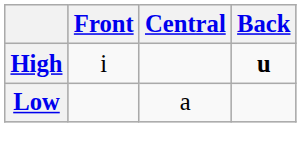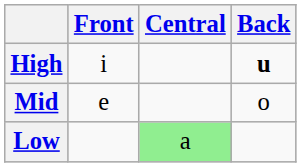+ row: (36, 102)
(185, 102) no background -> (185, 141) lightgreen background
